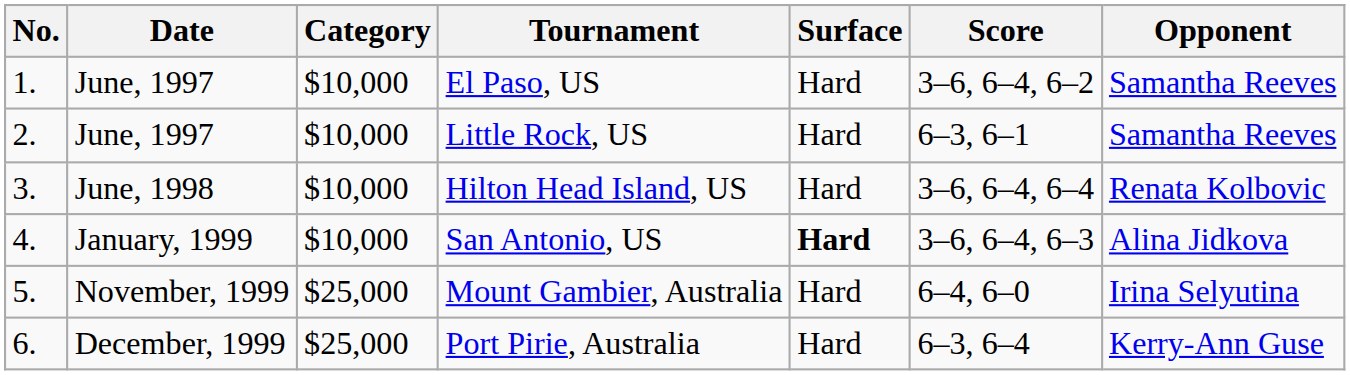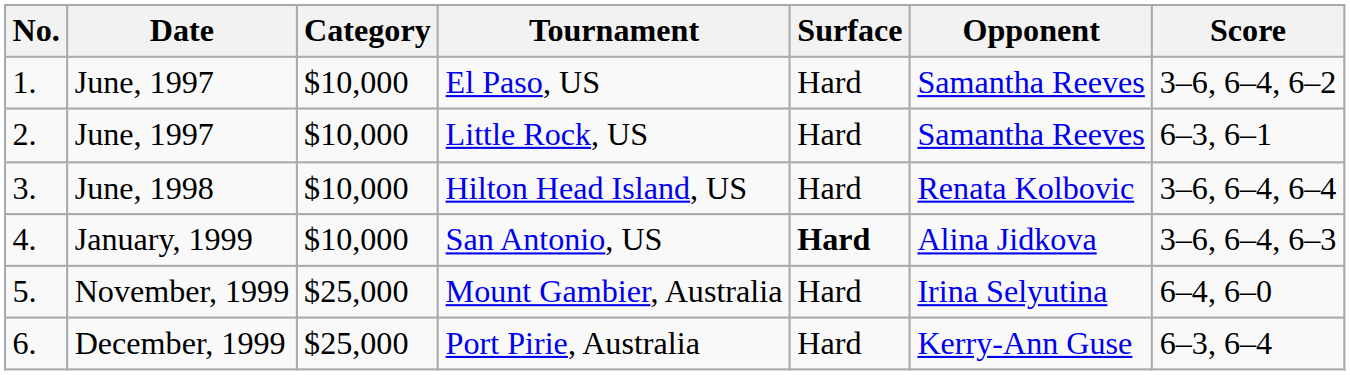columns swapped: (1223, 30) <-> (1006, 30)
